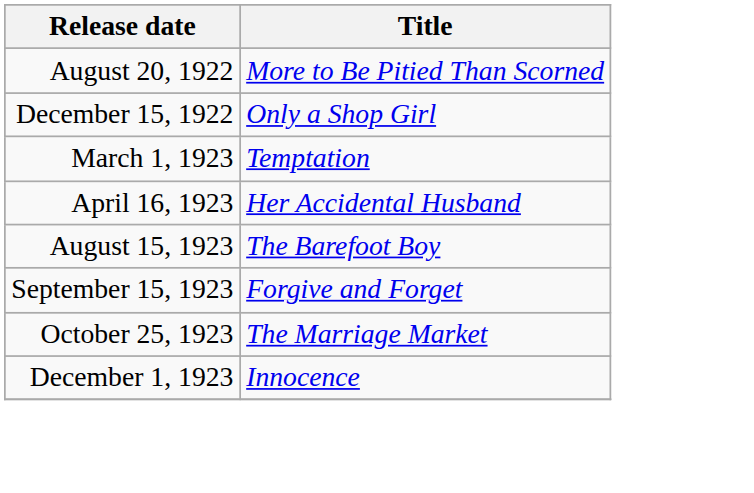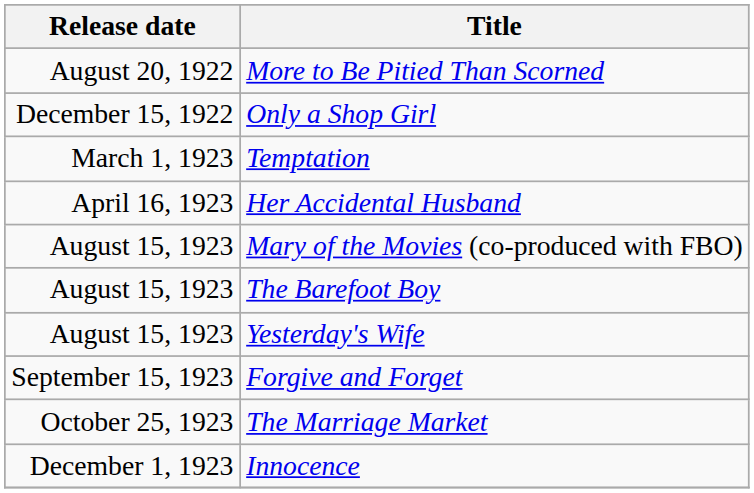+ row: (494, 245)
+ row: (335, 333)
